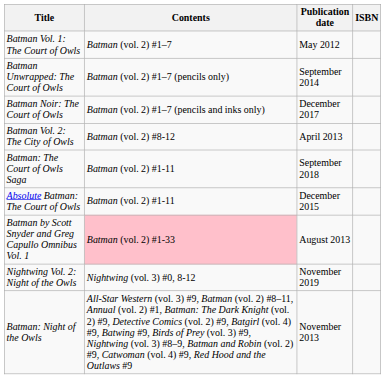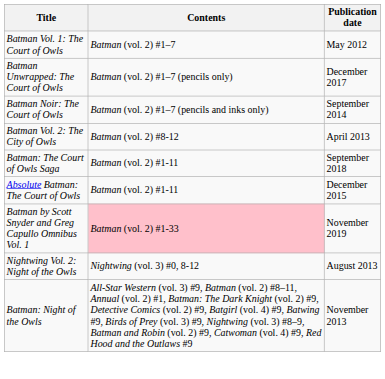- column: (367, 17)
(320, 77) September 2014 -> (347, 77) December 2017
(320, 109) December 2017 -> (348, 109) September 2014
(325, 239) August 2013 -> (347, 228) November 2019
(320, 277) November 2019 -> (352, 266) August 2013
